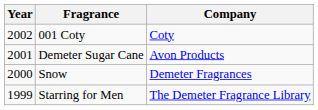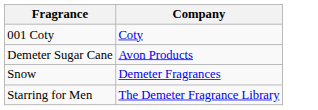- column: (20, 14)
